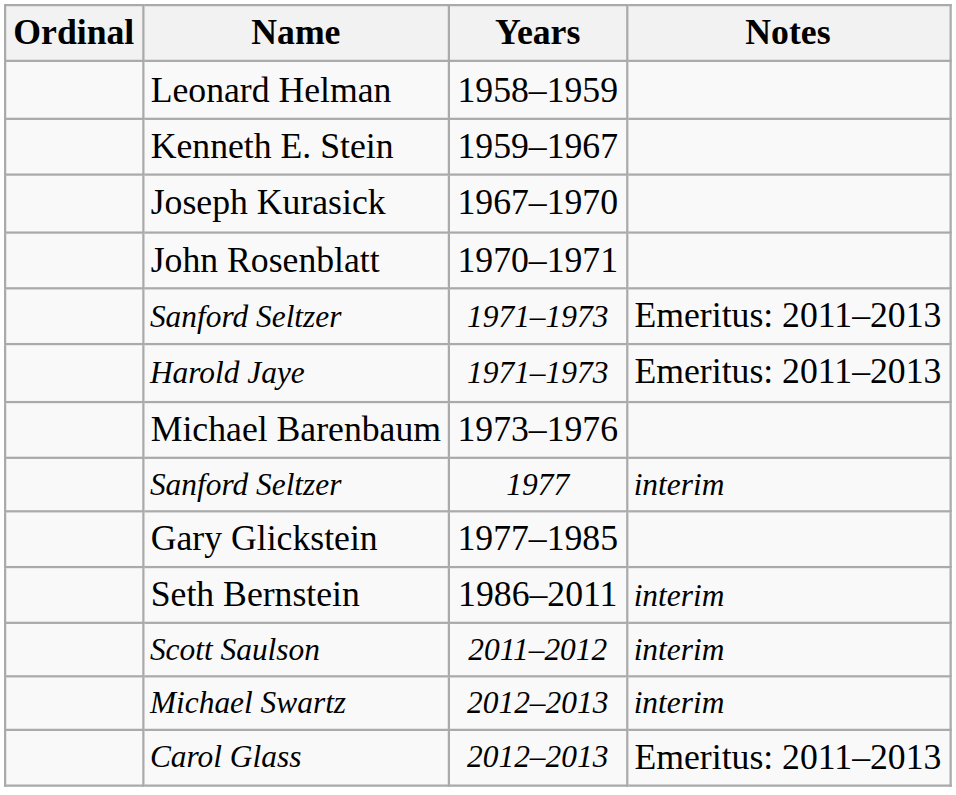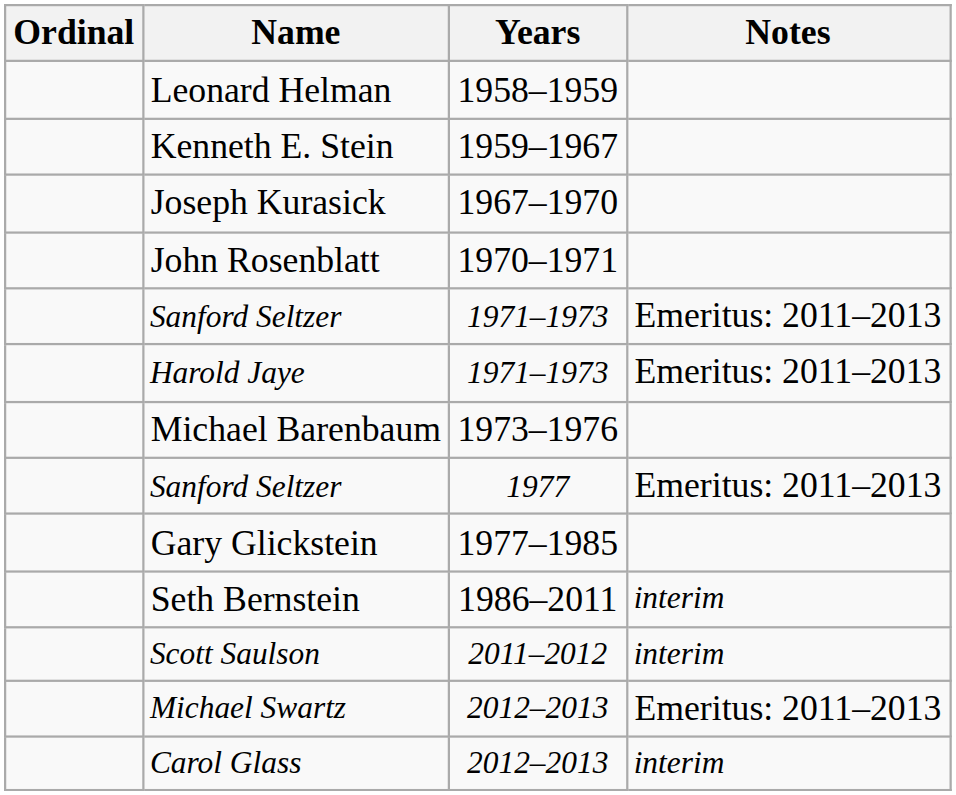(679, 483) interim -> (788, 485) Emeritus: 2011–2013
(679, 702) interim -> (788, 707) Emeritus: 2011–2013
(788, 756) Emeritus: 2011–2013 -> (679, 762) interim
